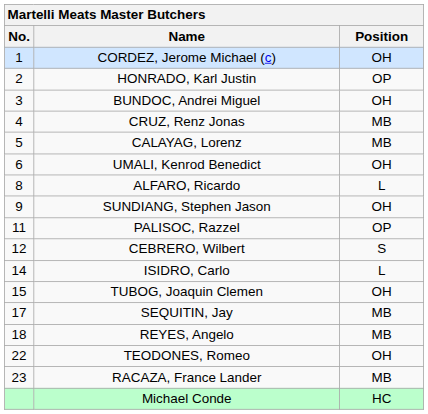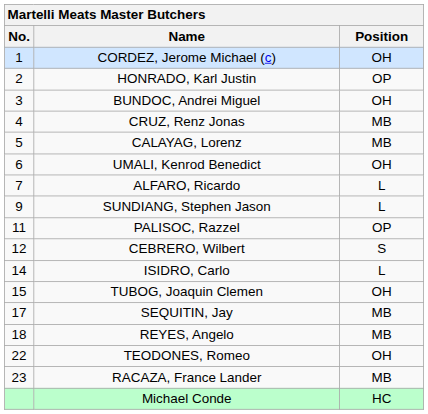(19, 185) 8 -> (19, 185) 7
(382, 206) OH -> (382, 206) L
